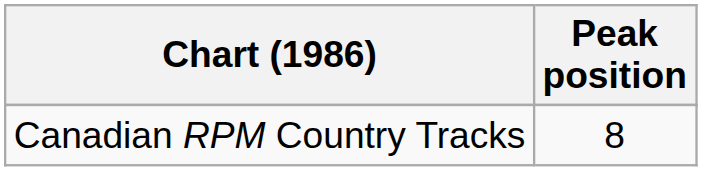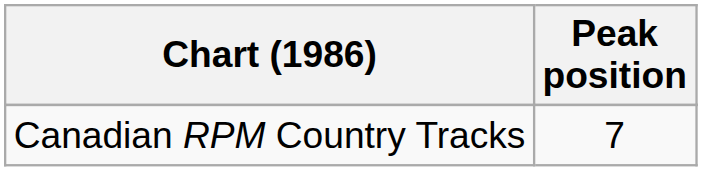(615, 134) 8 -> (615, 134) 7
